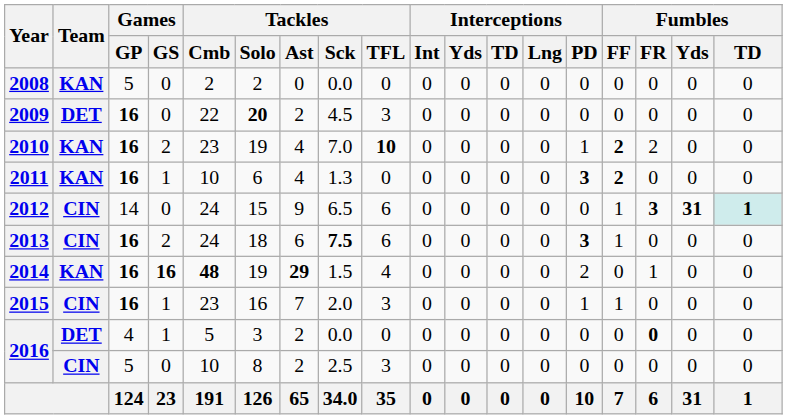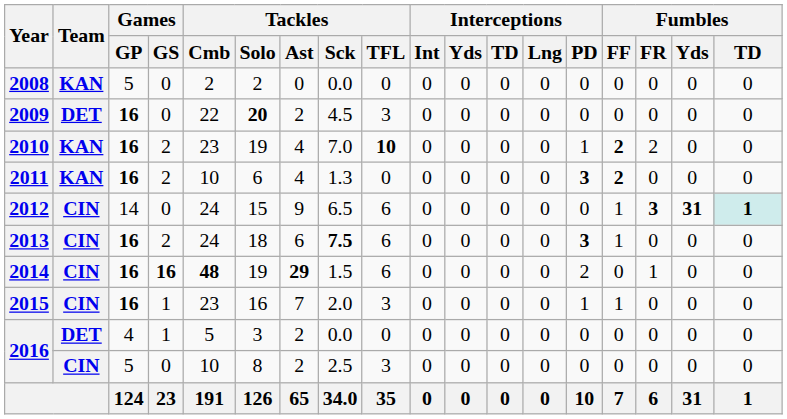(166, 177) 1 -> (166, 177) 2
(81, 271) KAN -> (81, 271) CIN
(386, 271) 4 -> (386, 271) 6
(653, 334) bold -> (653, 334) normal
